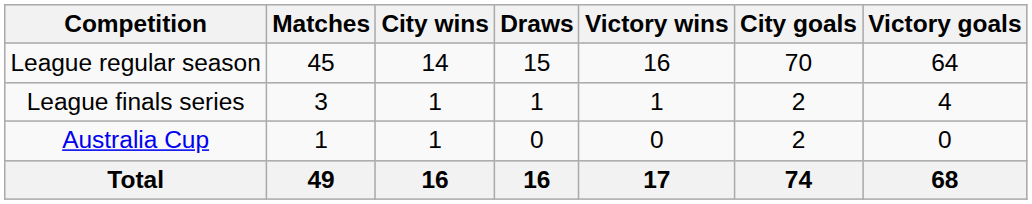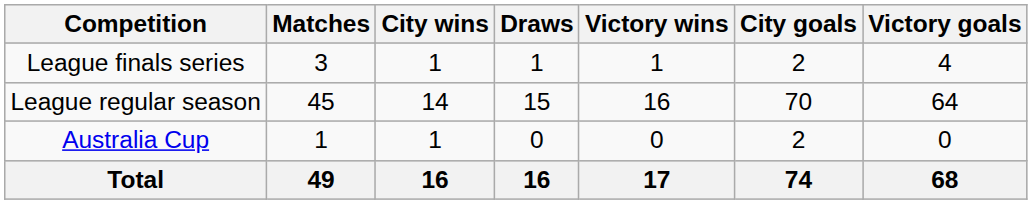rows swapped: (136, 62) <-> (136, 101)
